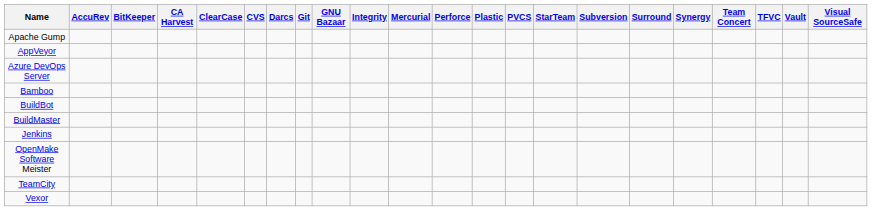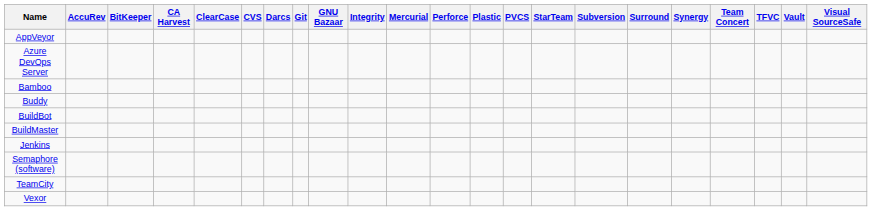- row: (37, 36)
+ row: (35, 101)
- row: (37, 159)
+ row: (35, 164)
